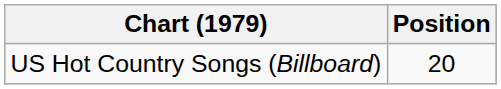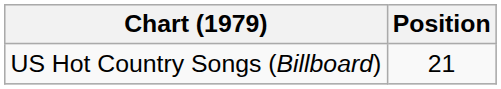(442, 63) 20 -> (442, 63) 21
